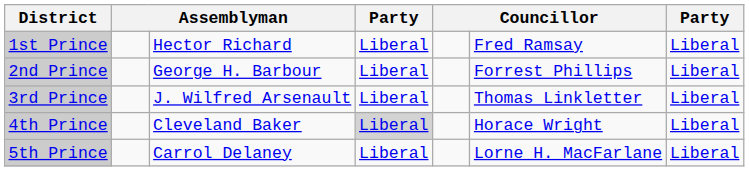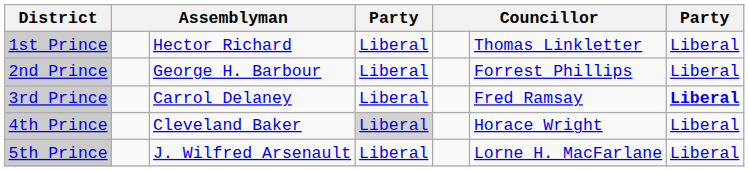(528, 45) Fred Ramsay -> (558, 45) Thomas Linkletter
(252, 99) J. Wilfred Arsenault -> (222, 99) Carrol Delaney
(558, 99) Thomas Linkletter -> (528, 99) Fred Ramsay
(705, 99) normal -> (705, 99) bold
(222, 153) Carrol Delaney -> (252, 153) J. Wilfred Arsenault
